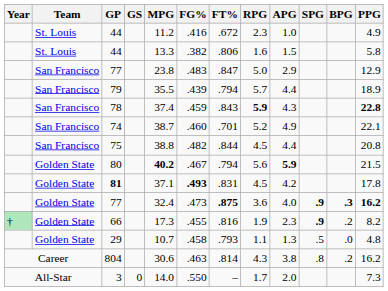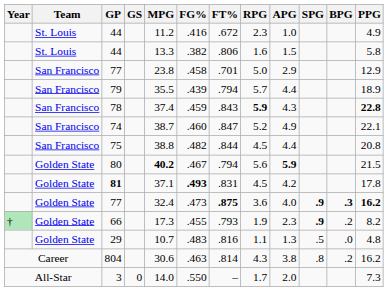(197, 70) .483 -> (197, 70) .458
(228, 70) .847 -> (228, 70) .701
(228, 126) .701 -> (228, 126) .847
(228, 220) .816 -> (228, 220) .793
(197, 239) .458 -> (197, 239) .483
(228, 239) .793 -> (228, 239) .816
